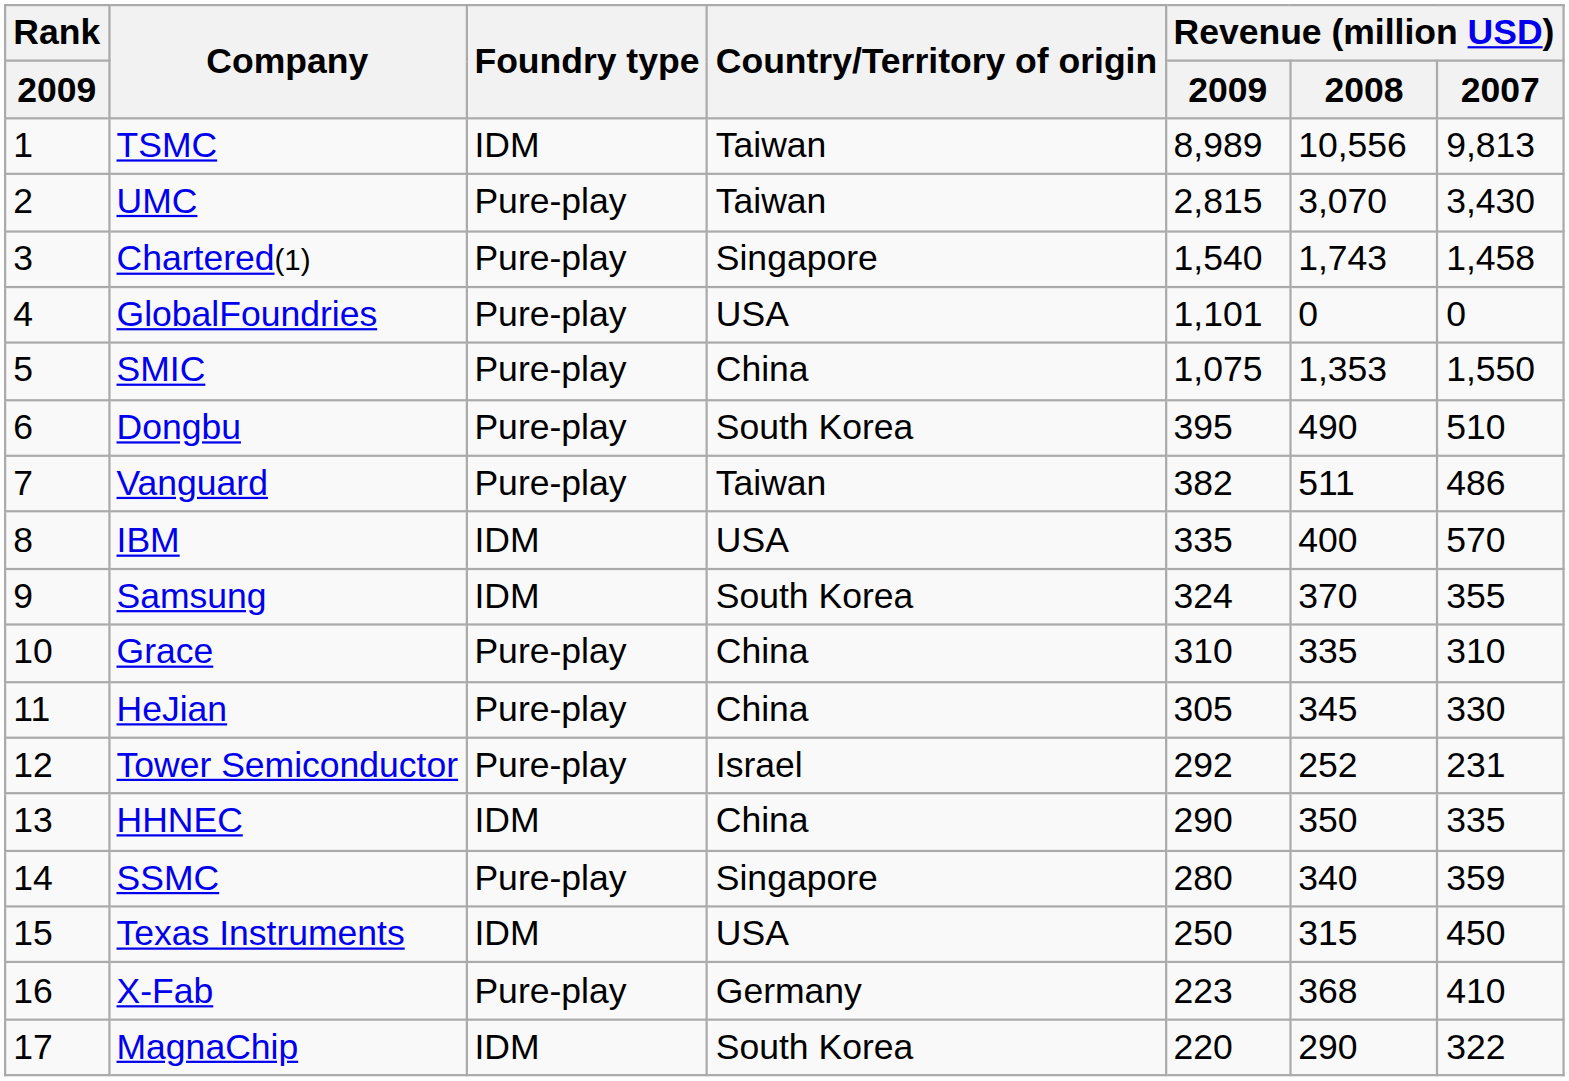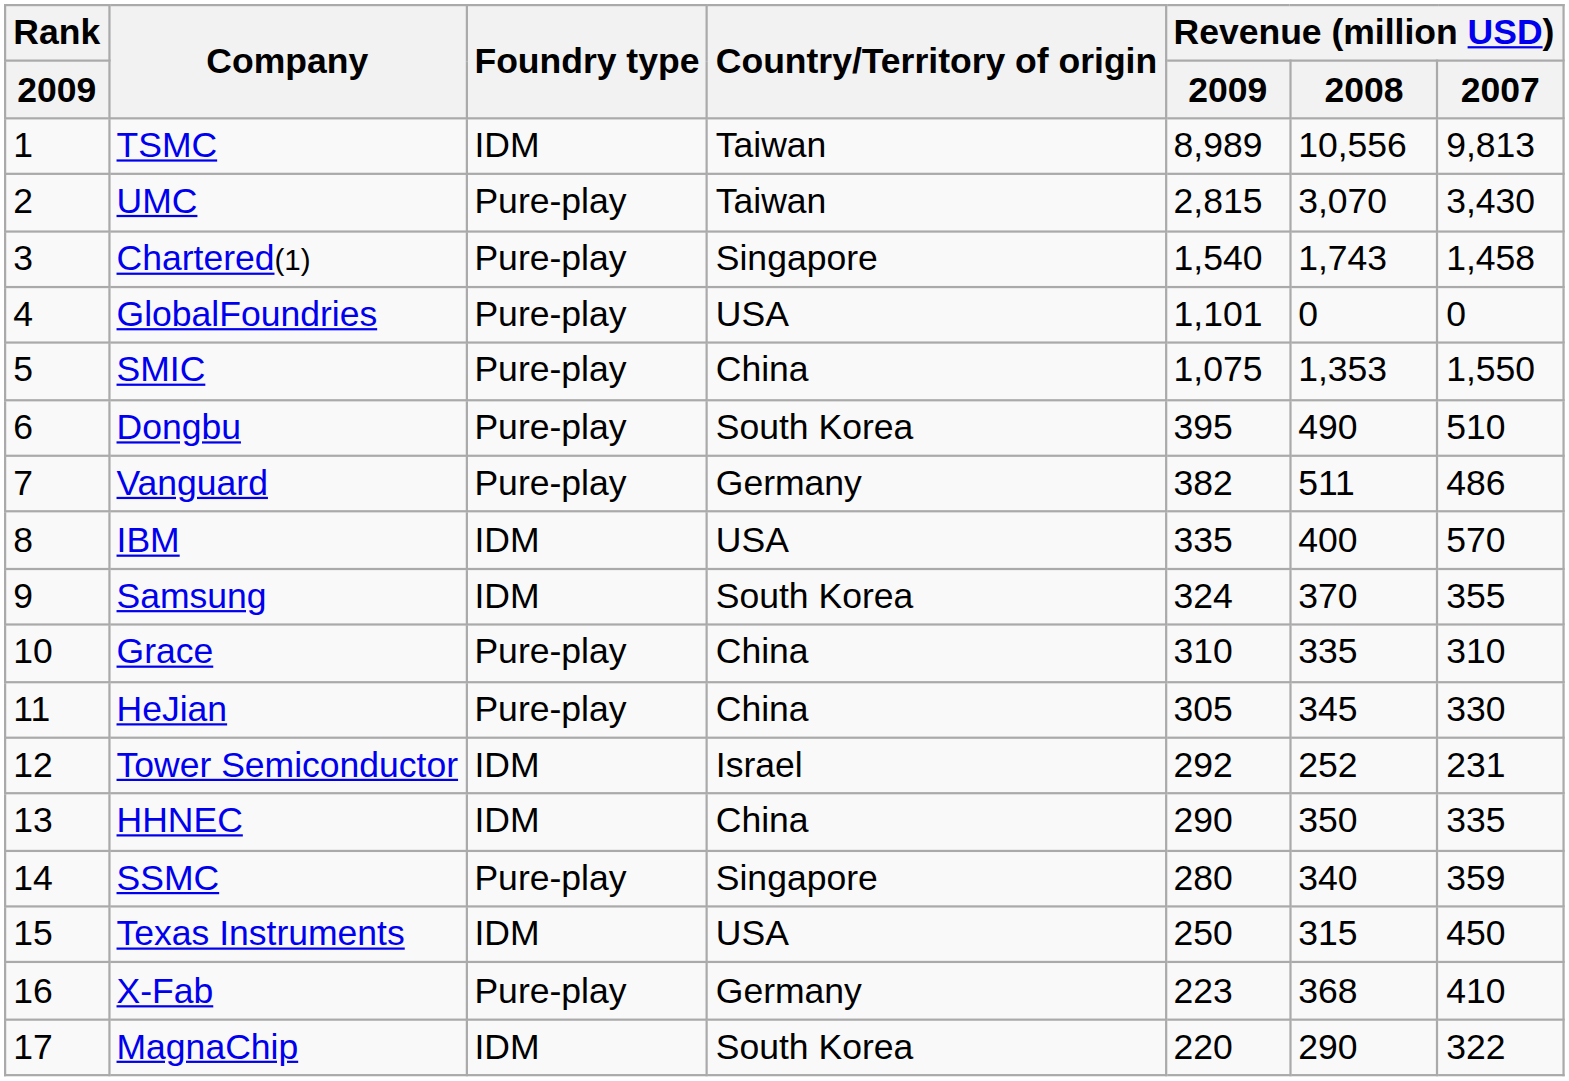(771, 483) Taiwan -> (789, 483) Germany
(550, 764) Pure-play -> (507, 764) IDM
